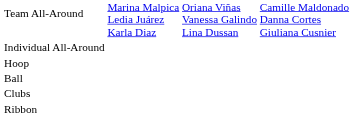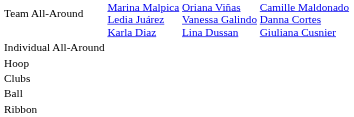rows swapped: (13, 78) <-> (17, 93)
